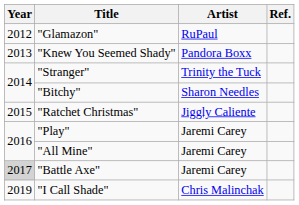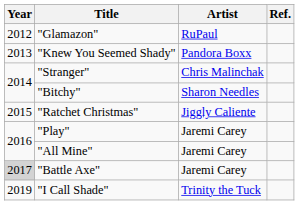(221, 72) Trinity the Tuck -> (222, 72) Chris Malinchak
(222, 190) Chris Malinchak -> (221, 190) Trinity the Tuck
